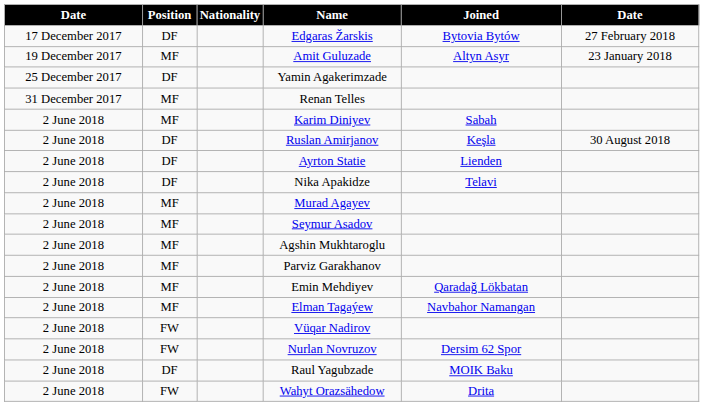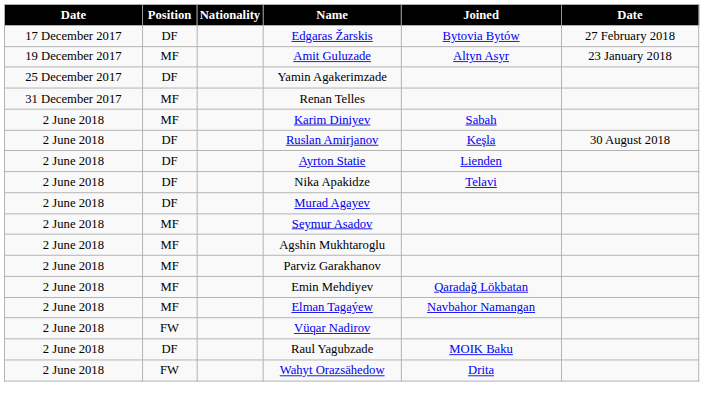(170, 203) MF -> (170, 203) DF
- row: (332, 349)
